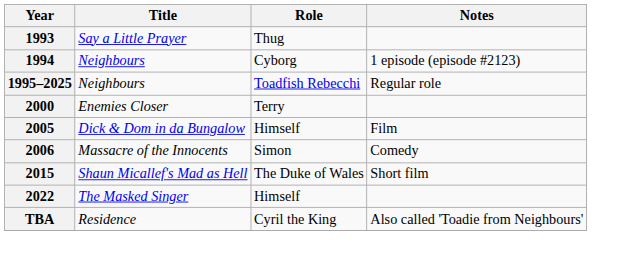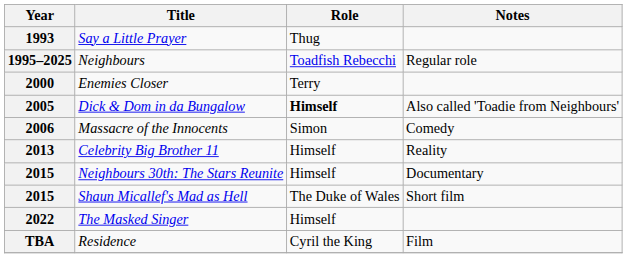- row: (40, 60)
(277, 128) normal -> (314, 106) bold
(384, 128) Film -> (513, 106) Also called 'Toadie from Neighbours'
+ row: (40, 151)
+ row: (40, 173)
(477, 219) Also called 'Toadie from Neighbours' -> (420, 241) Film
